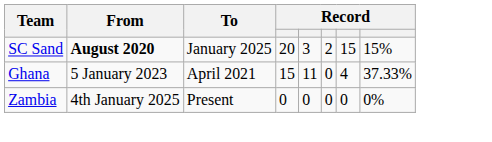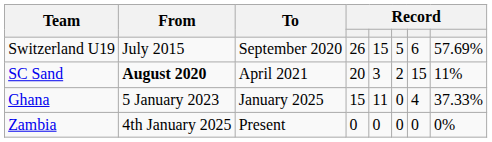+ row: (62, 49)
(229, 49) January 2025 -> (273, 74) April 2021
(378, 49) 15% -> (448, 74) 11%
(221, 74) April 2021 -> (281, 99) January 2025
